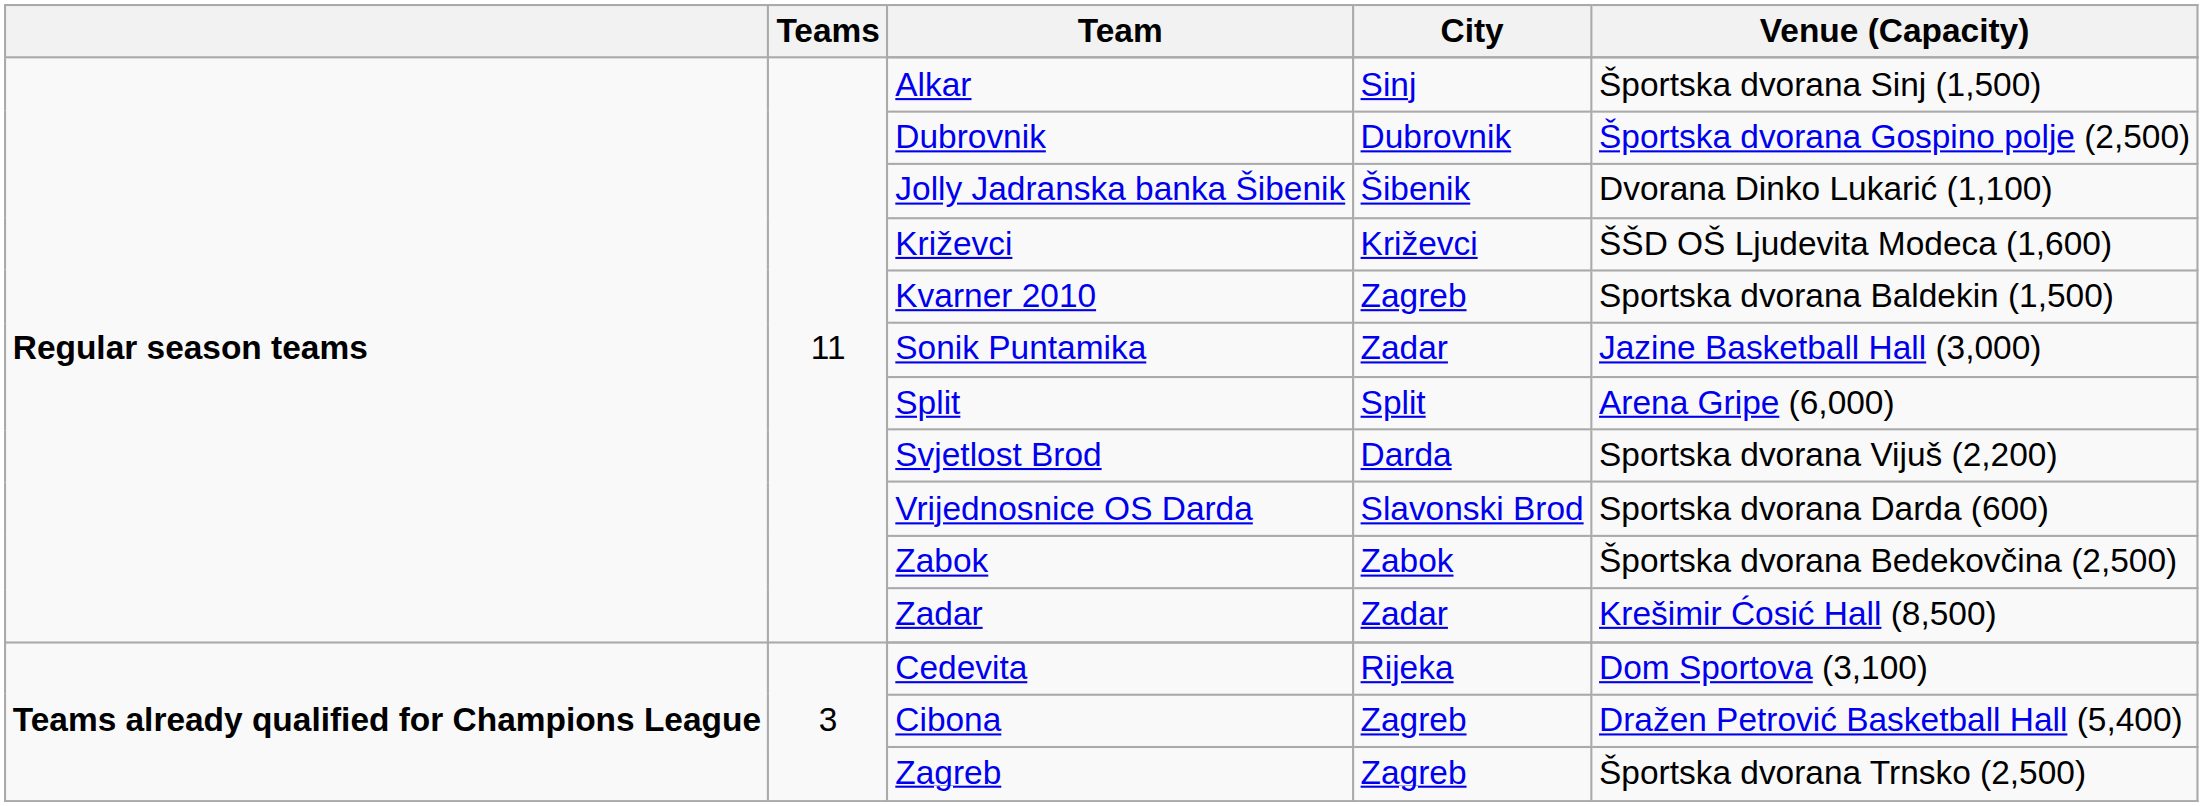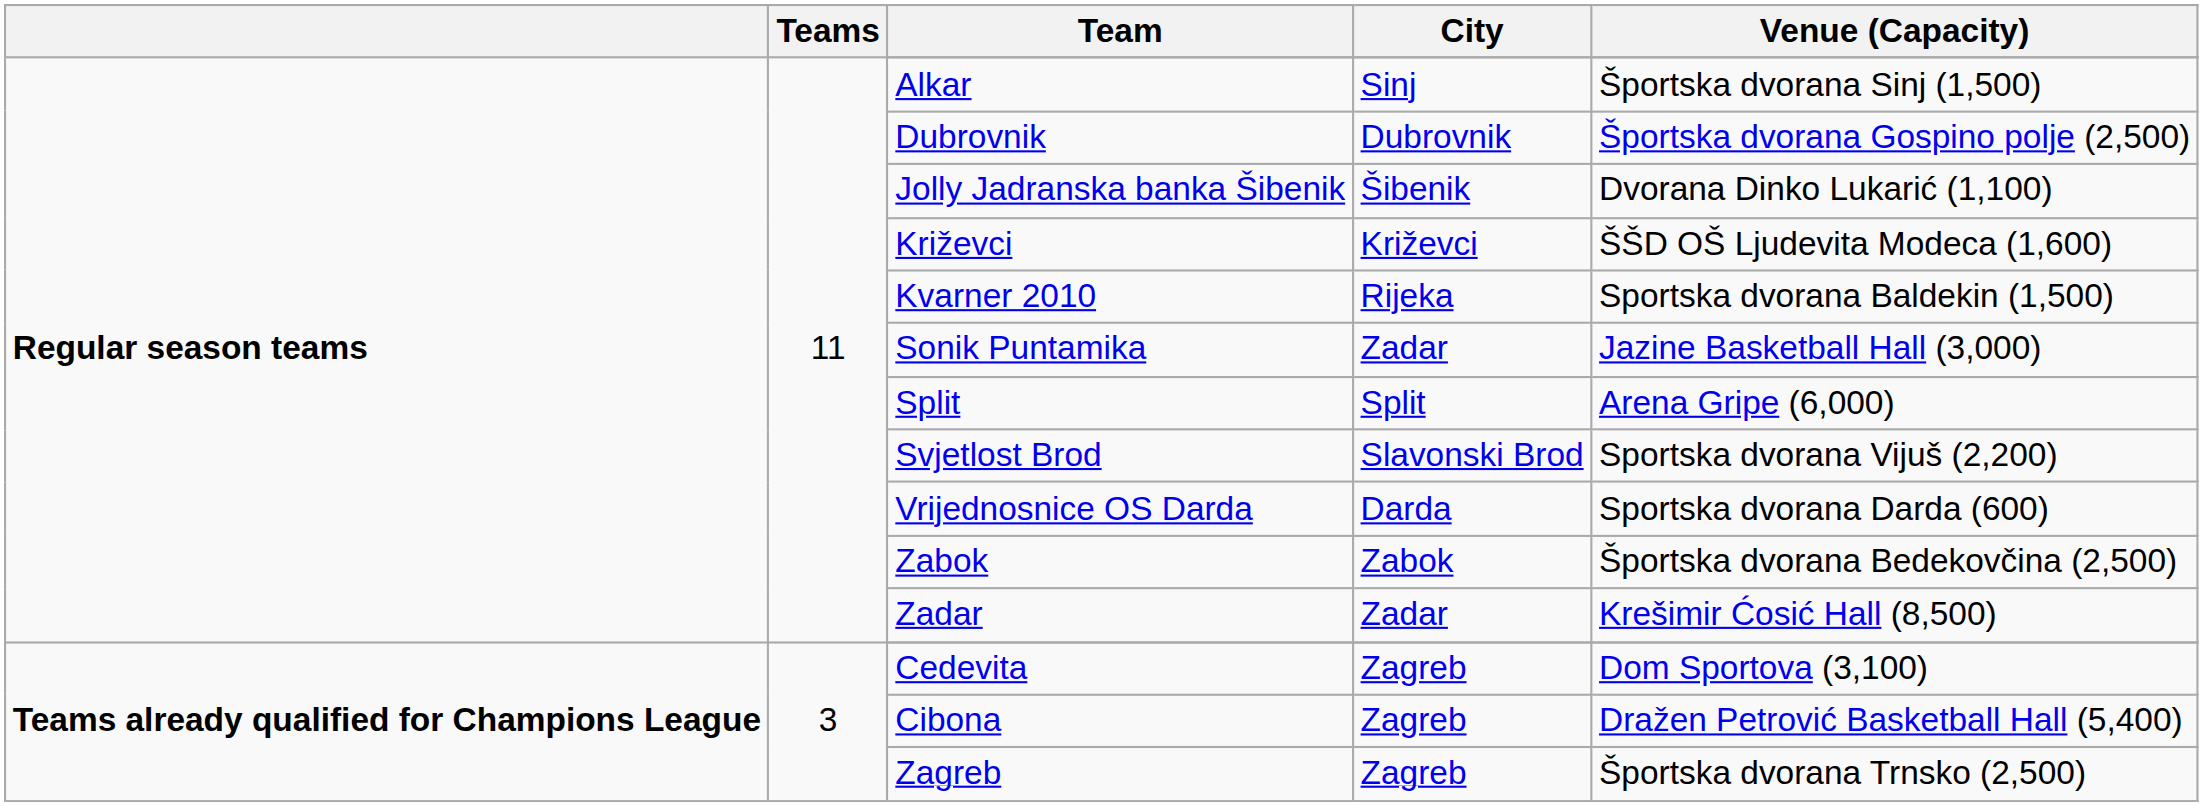(1414, 296) Zagreb -> (1407, 296) Rijeka
(1406, 455) Darda -> (1472, 455) Slavonski Brod
(1472, 508) Slavonski Brod -> (1406, 508) Darda
(1407, 667) Rijeka -> (1414, 667) Zagreb
